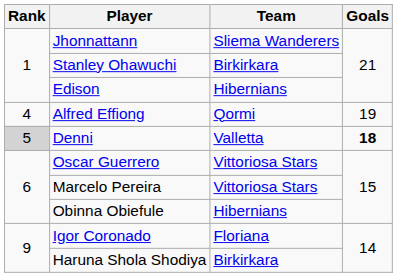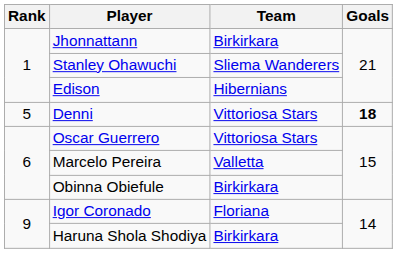(276, 41) Sliema Wanderers -> (246, 41) Birkirkara
(246, 65) Birkirkara -> (276, 65) Sliema Wanderers
- row: (99, 114)
(27, 138) lightgrey background -> (27, 114) no background
(238, 138) Valletta -> (265, 114) Vittoriosa Stars
(265, 187) Vittoriosa Stars -> (238, 162) Valletta
(250, 211) Hibernians -> (246, 187) Birkirkara
